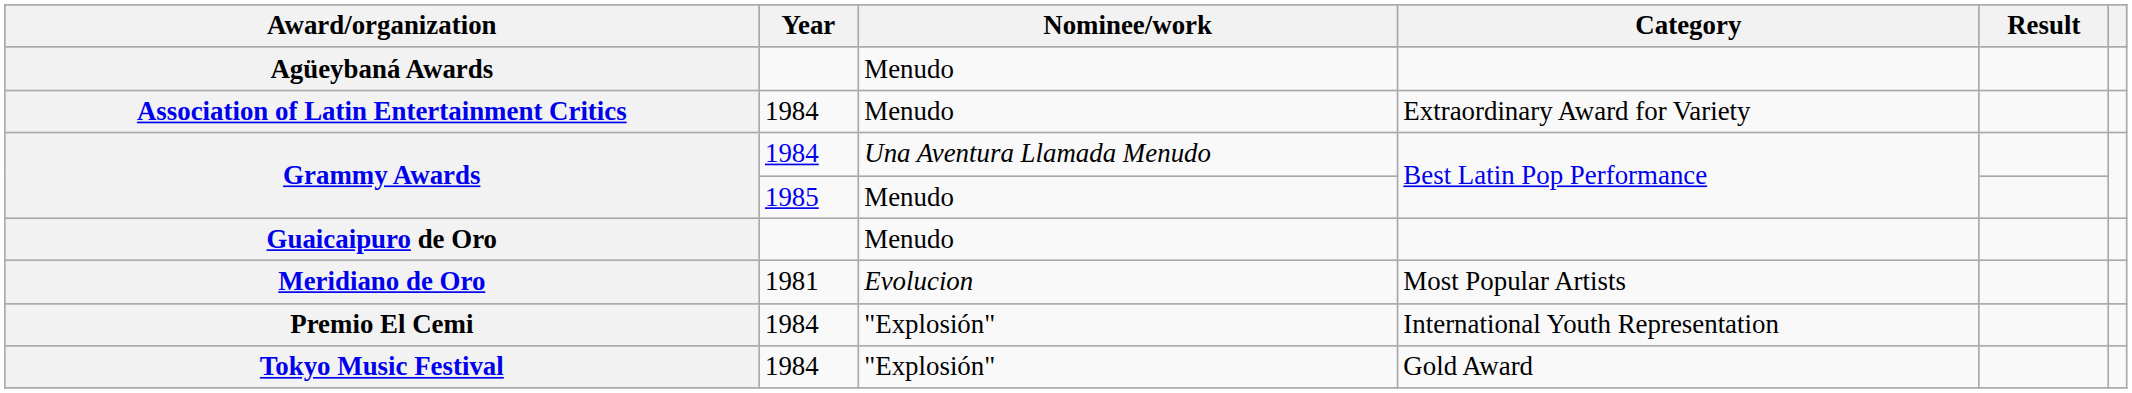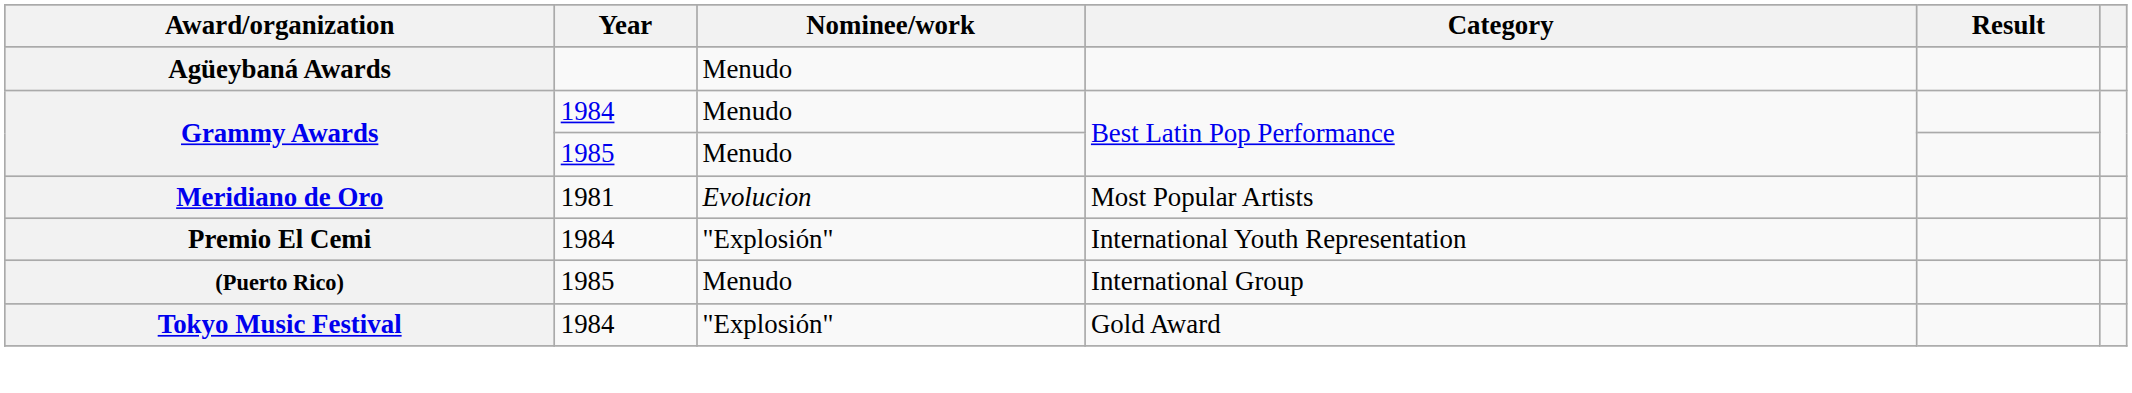- row: (382, 111)
(1038, 153) Una Aventura Llamada Menudo -> (747, 111) Menudo
- row: (382, 238)
+ row: (280, 283)
